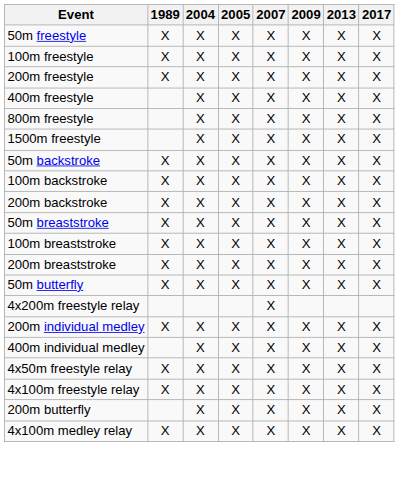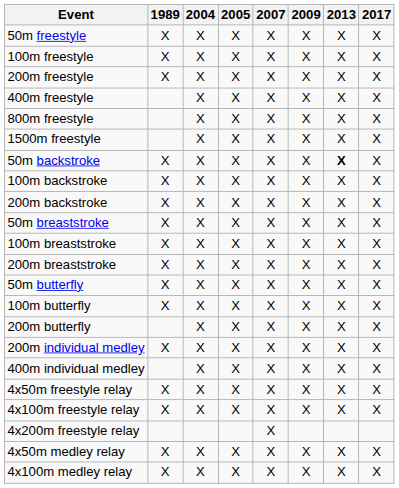(341, 160) normal -> (341, 160) bold
+ row: (49, 306)
rows swapped: (49, 410) <-> (73, 306)
+ row: (66, 451)
